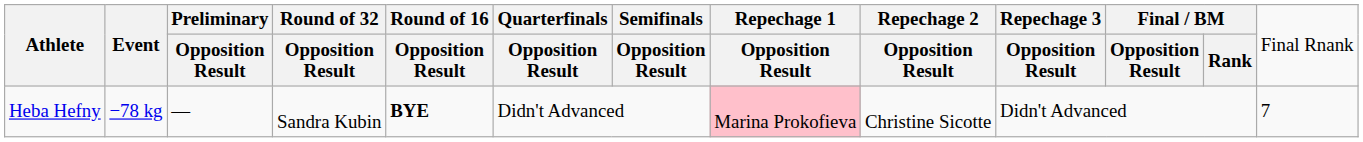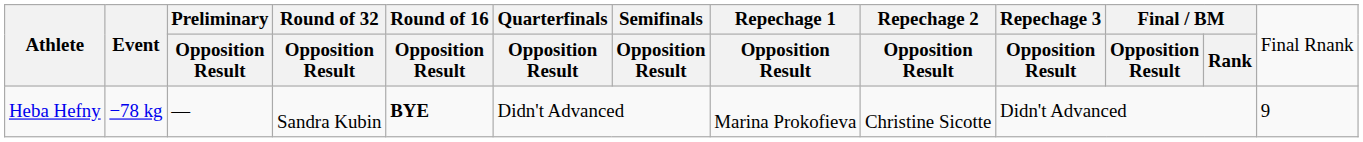(785, 121) pink background -> (785, 121) no background
(1265, 111) 7 -> (1265, 111) 9
